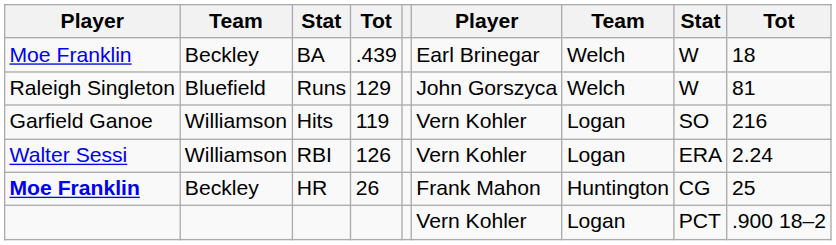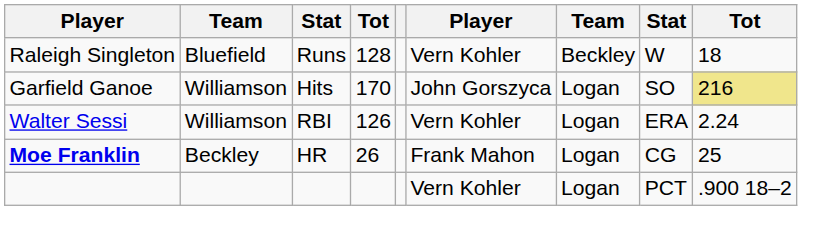- row: (311, 54)
(373, 88) 129 -> (373, 54) 128
(487, 88) John Gorszyca -> (466, 54) Vern Kohler
(596, 88) Welch -> (598, 54) Beckley
(744, 88) 81 -> (710, 54) 18
(373, 121) 119 -> (373, 88) 170
(471, 121) Vern Kohler -> (481, 88) John Gorszyca
(750, 121) no background -> (716, 88) khaki background
(618, 188) Huntington -> (590, 155) Logan
